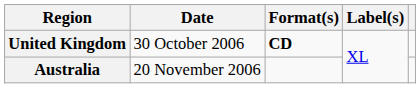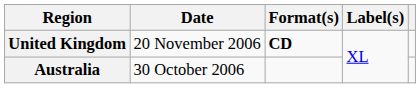(189, 43) 30 October 2006 -> (197, 43) 20 November 2006
(197, 69) 20 November 2006 -> (189, 69) 30 October 2006
